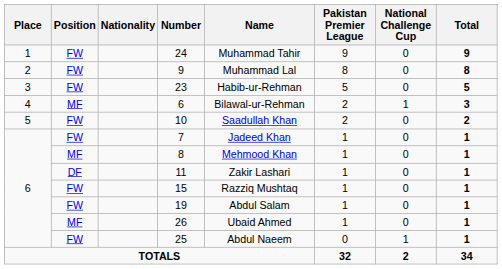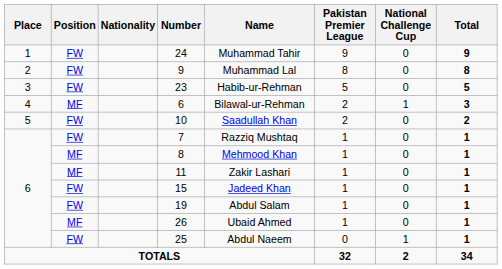(259, 138) Jadeed Khan -> (259, 138) Razziq Mushtaq
(75, 172) DF -> (75, 172) MF
(259, 188) Razziq Mushtaq -> (259, 188) Jadeed Khan
